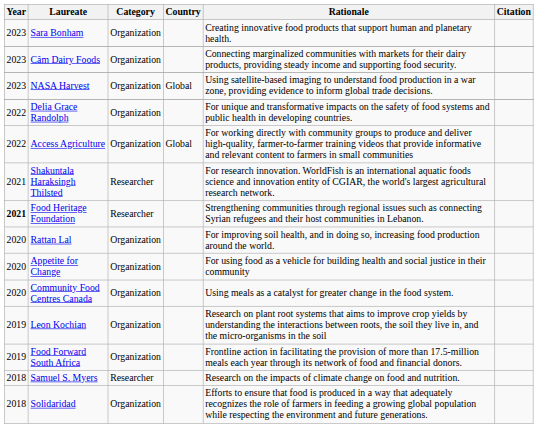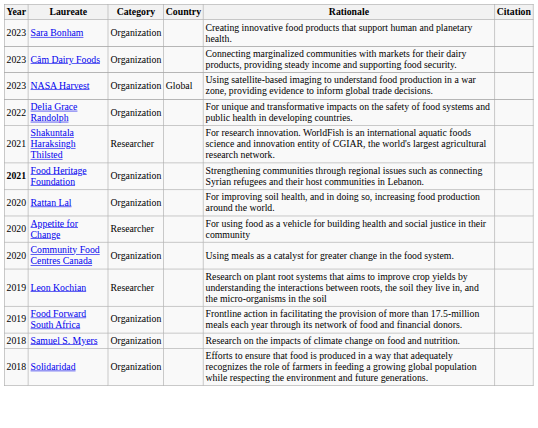- row: (68, 144)
(132, 213) Researcher -> (136, 176) Organization
(136, 266) Organization -> (132, 229) Researcher
(136, 325) Organization -> (132, 287) Researcher
(132, 378) Researcher -> (136, 340) Organization
